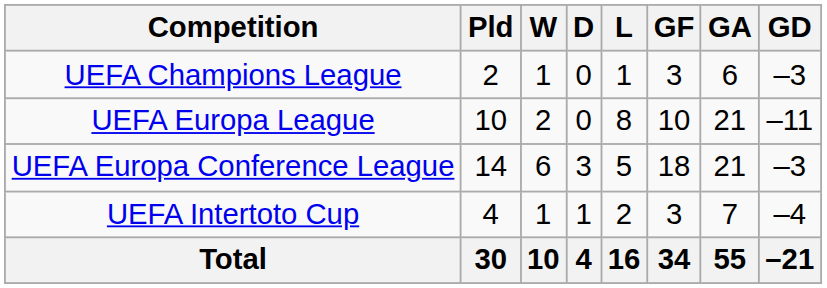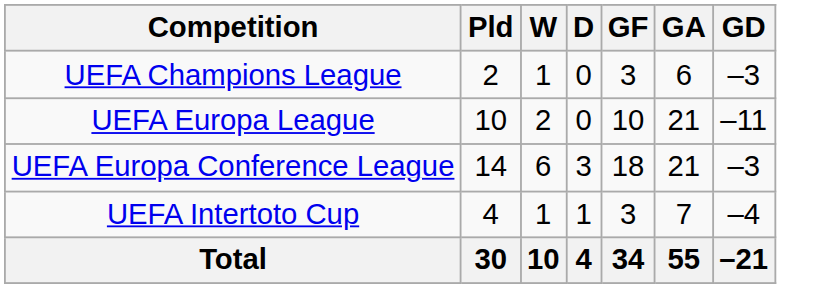- column: (624, 27)
